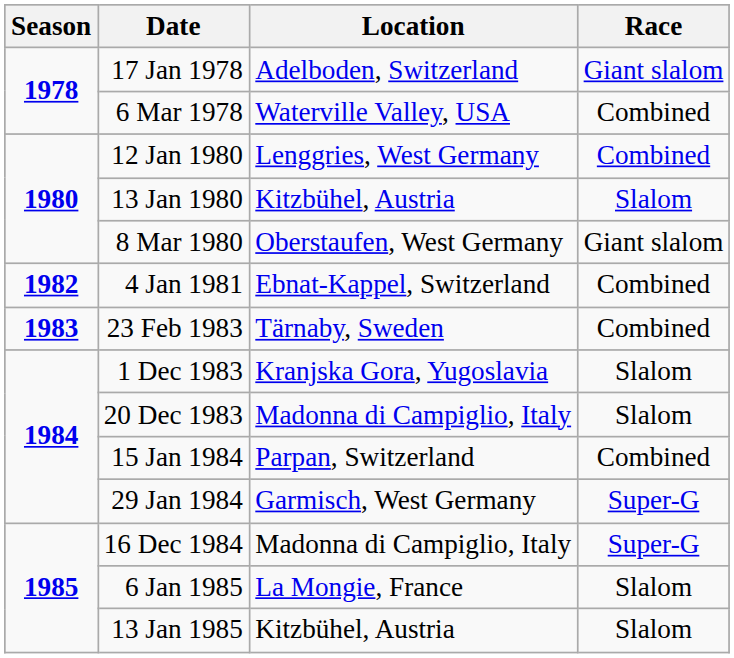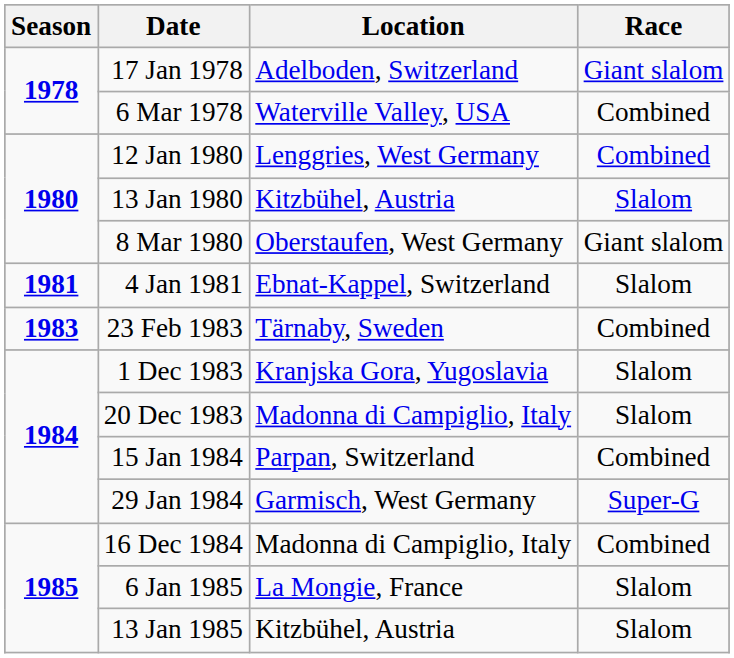(51, 284) 1982 -> (51, 284) 1981
(654, 284) Combined -> (654, 284) Slalom
(654, 543) Super-G -> (654, 543) Combined
